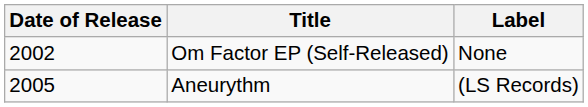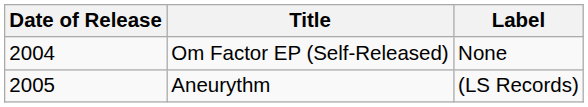(32, 53) 2002 -> (32, 53) 2004
